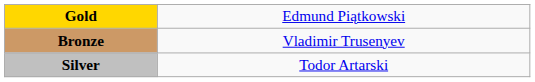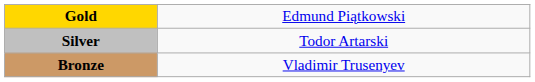rows swapped: (81, 64) <-> (81, 40)
